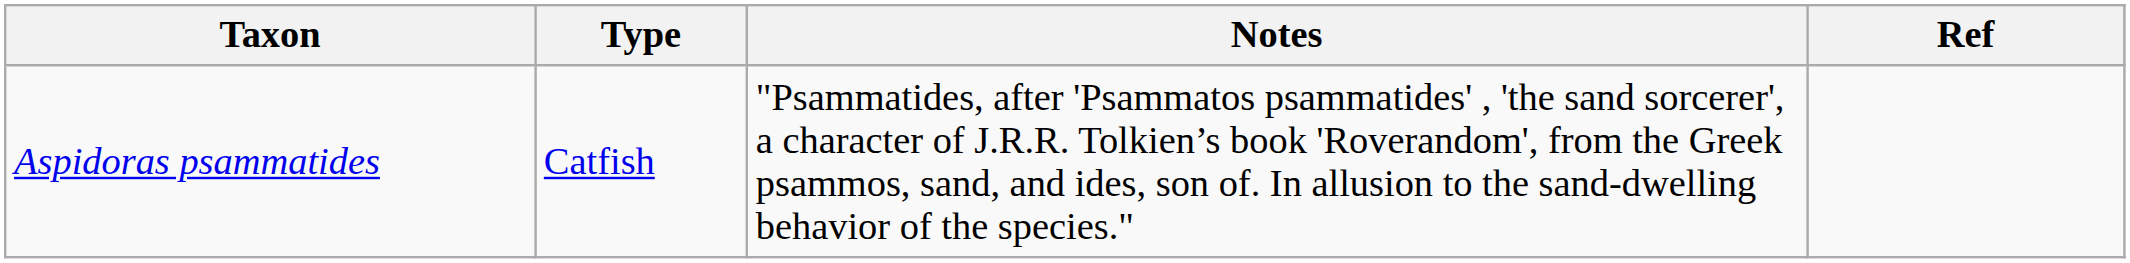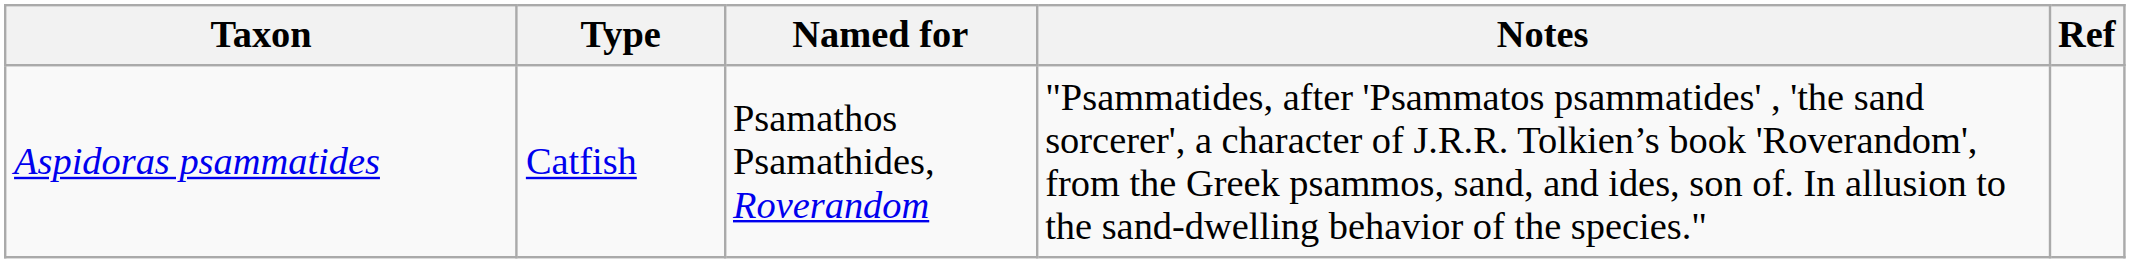+ column: (880, 34)
